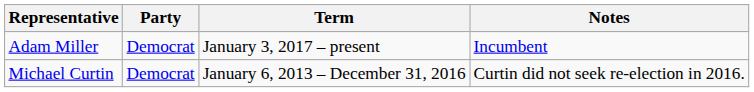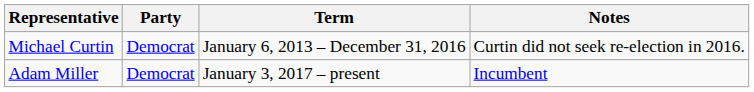rows swapped: (61, 73) <-> (53, 45)
